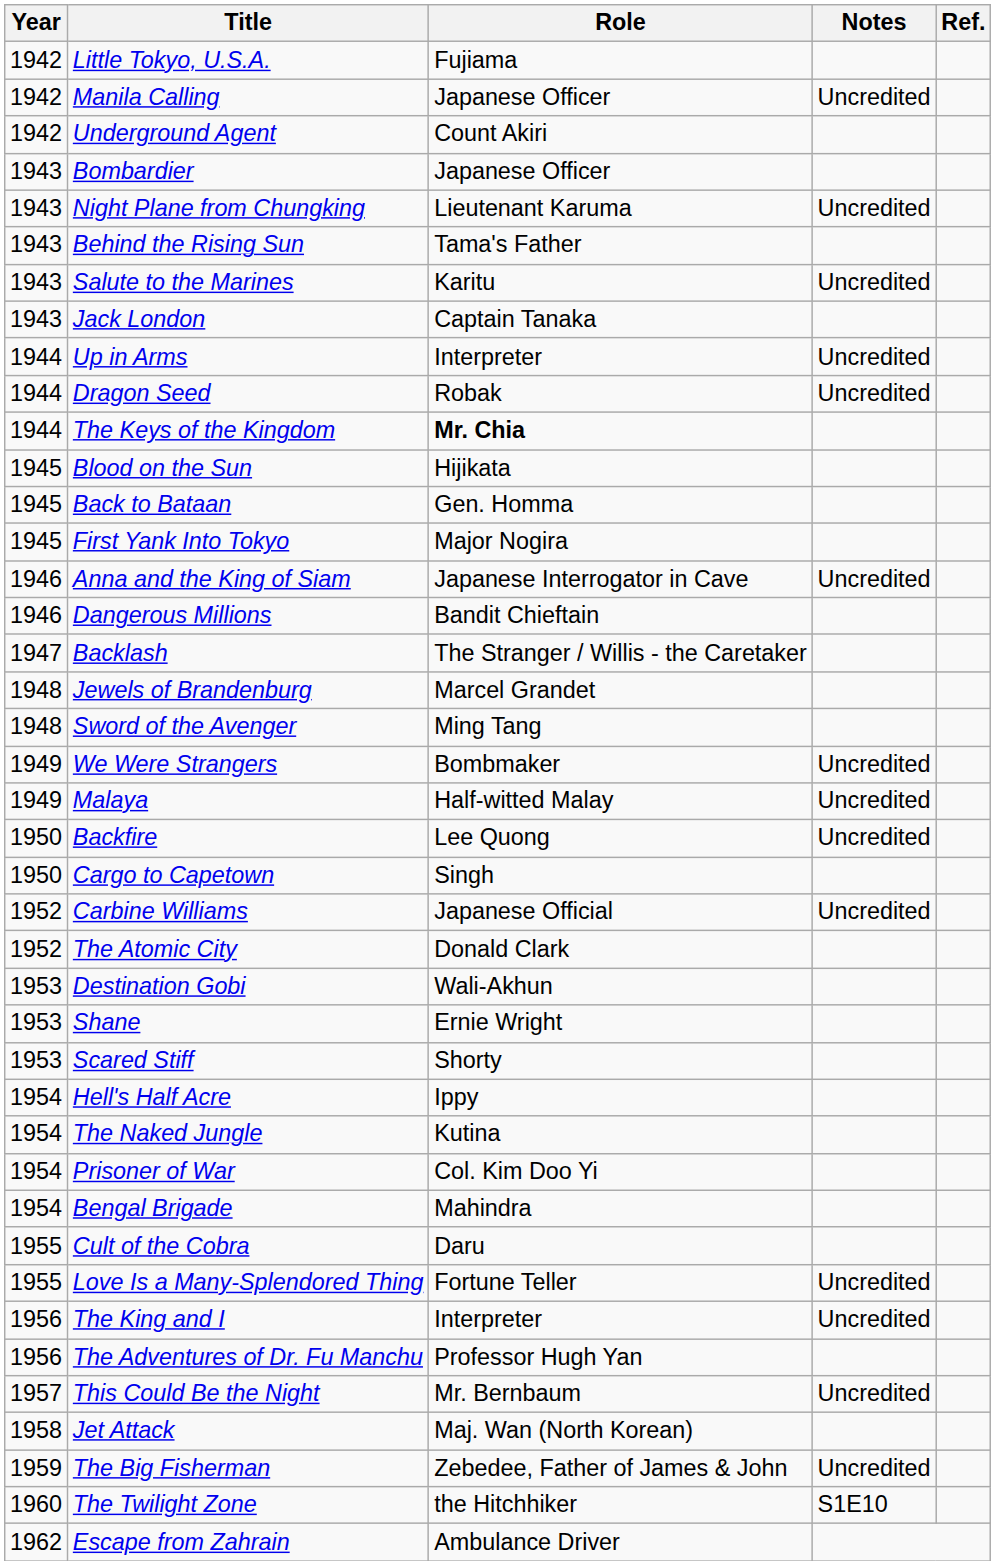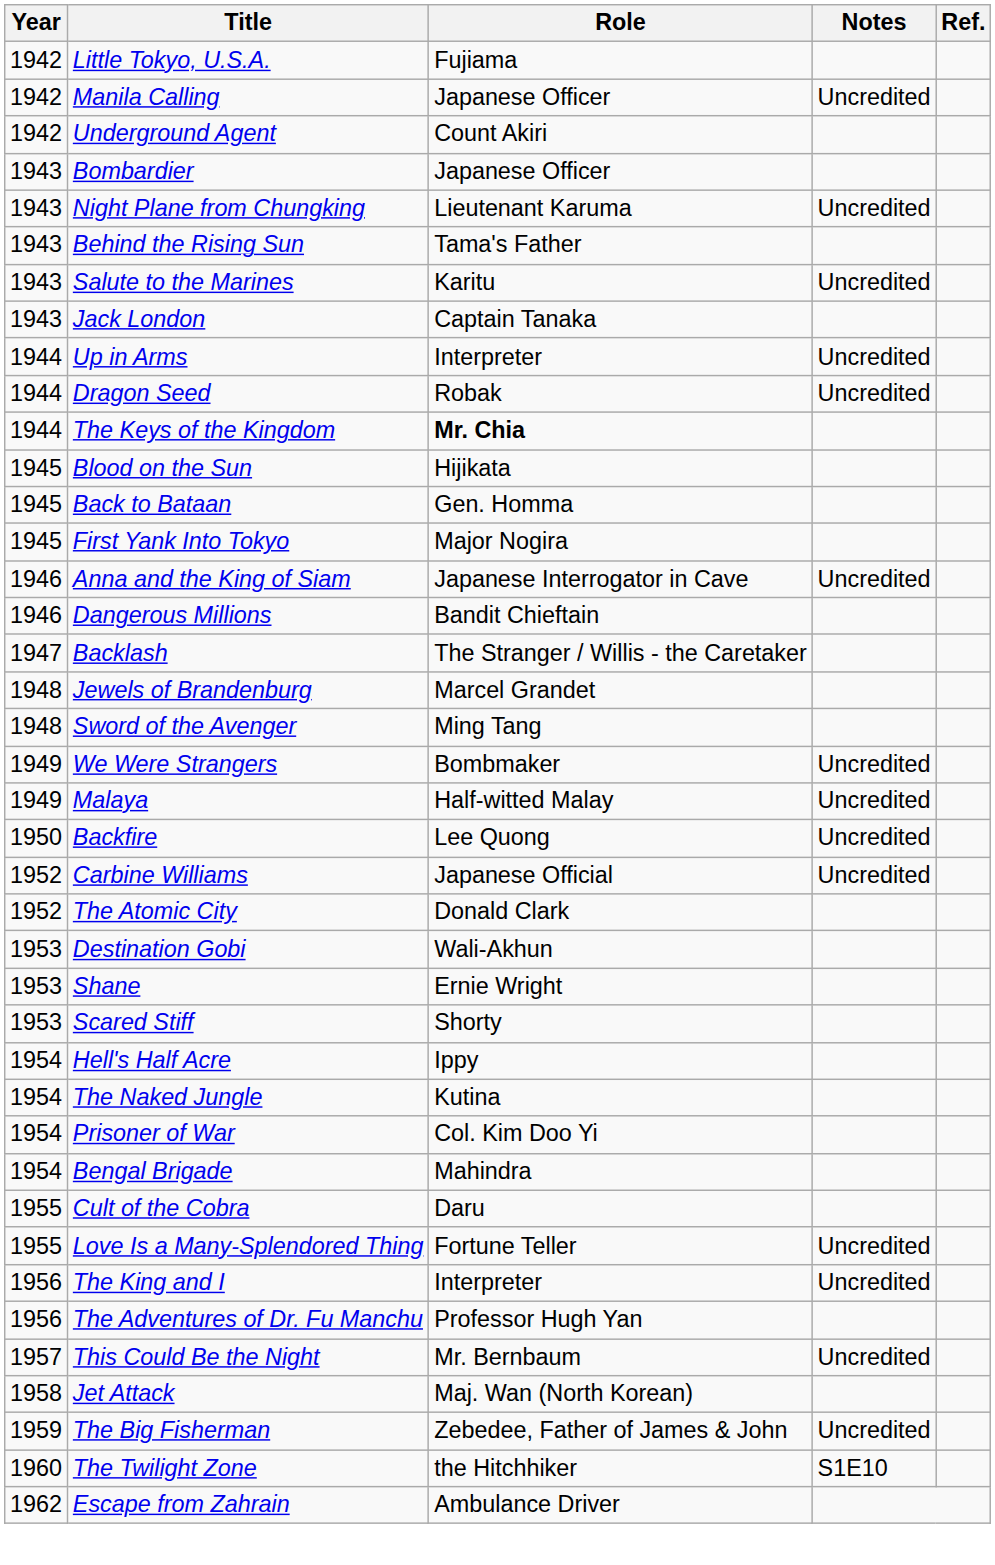- row: (173, 875)
